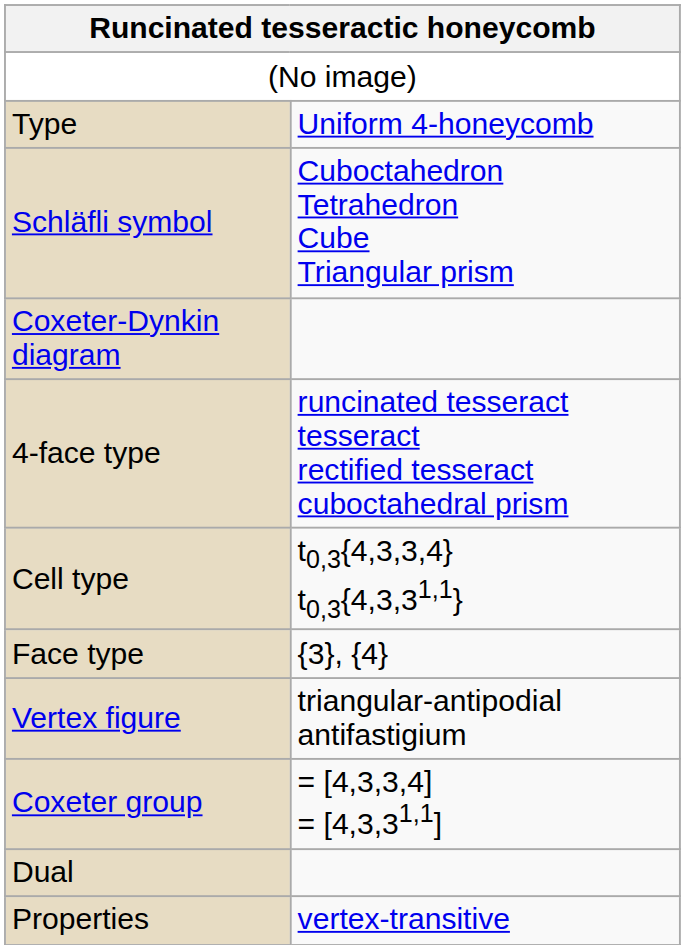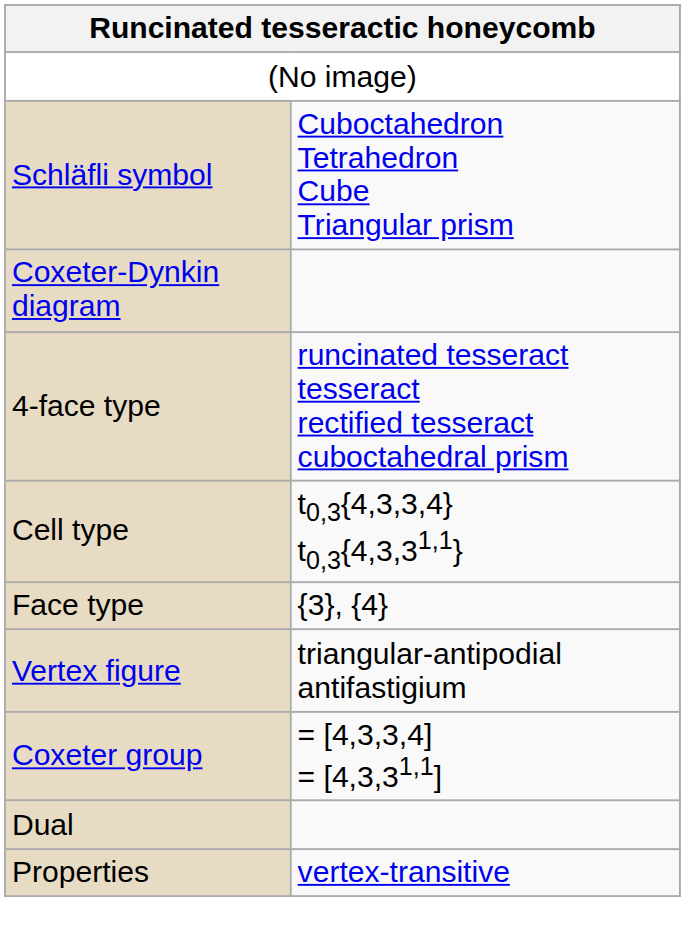- row: (45, 123)
